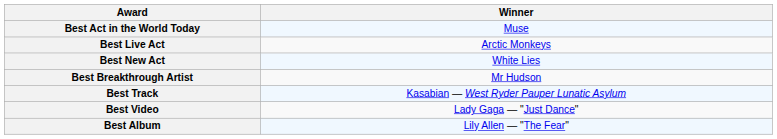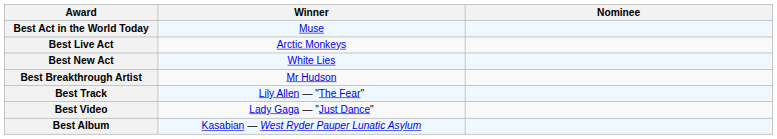+ column: (619, 12)
(516, 93) Kasabian — West Ryder Pauper Lunatic Asylum -> (311, 93) Lily Allen — "The Fear"
(516, 126) Lily Allen — "The Fear" -> (311, 126) Kasabian — West Ryder Pauper Lunatic Asylum
